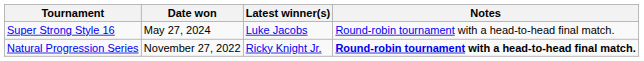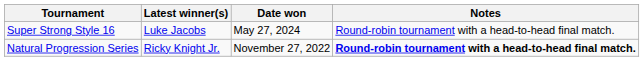columns swapped: (288, 13) <-> (192, 13)
